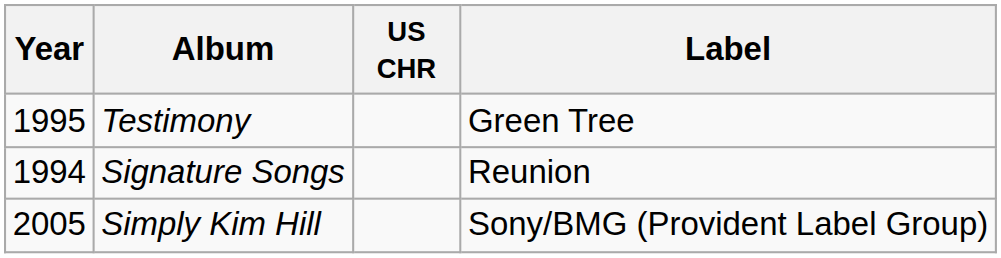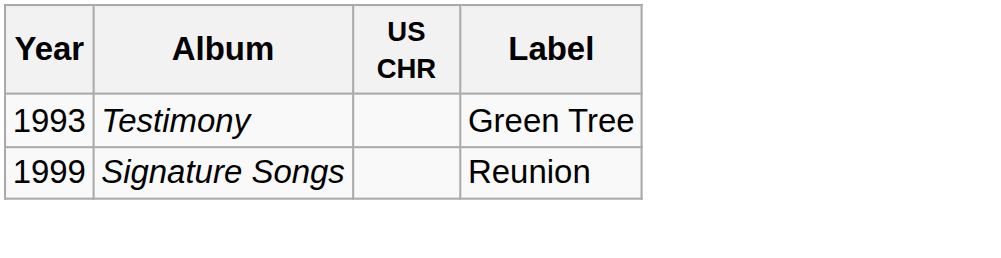(49, 119) 1995 -> (49, 119) 1993
(49, 172) 1994 -> (49, 172) 1999
- row: (211, 224)
